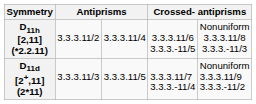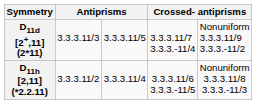rows swapped: (30, 39) <-> (30, 79)
